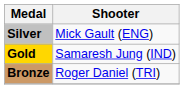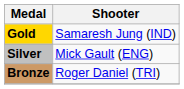rows swapped: (21, 53) <-> (24, 34)
